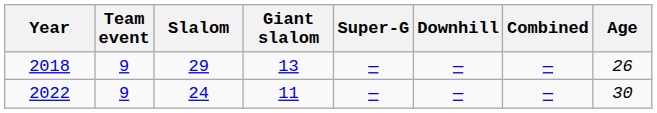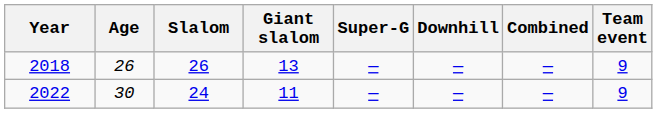columns swapped: (623, 28) <-> (124, 28)
(199, 66) 29 -> (199, 66) 26
